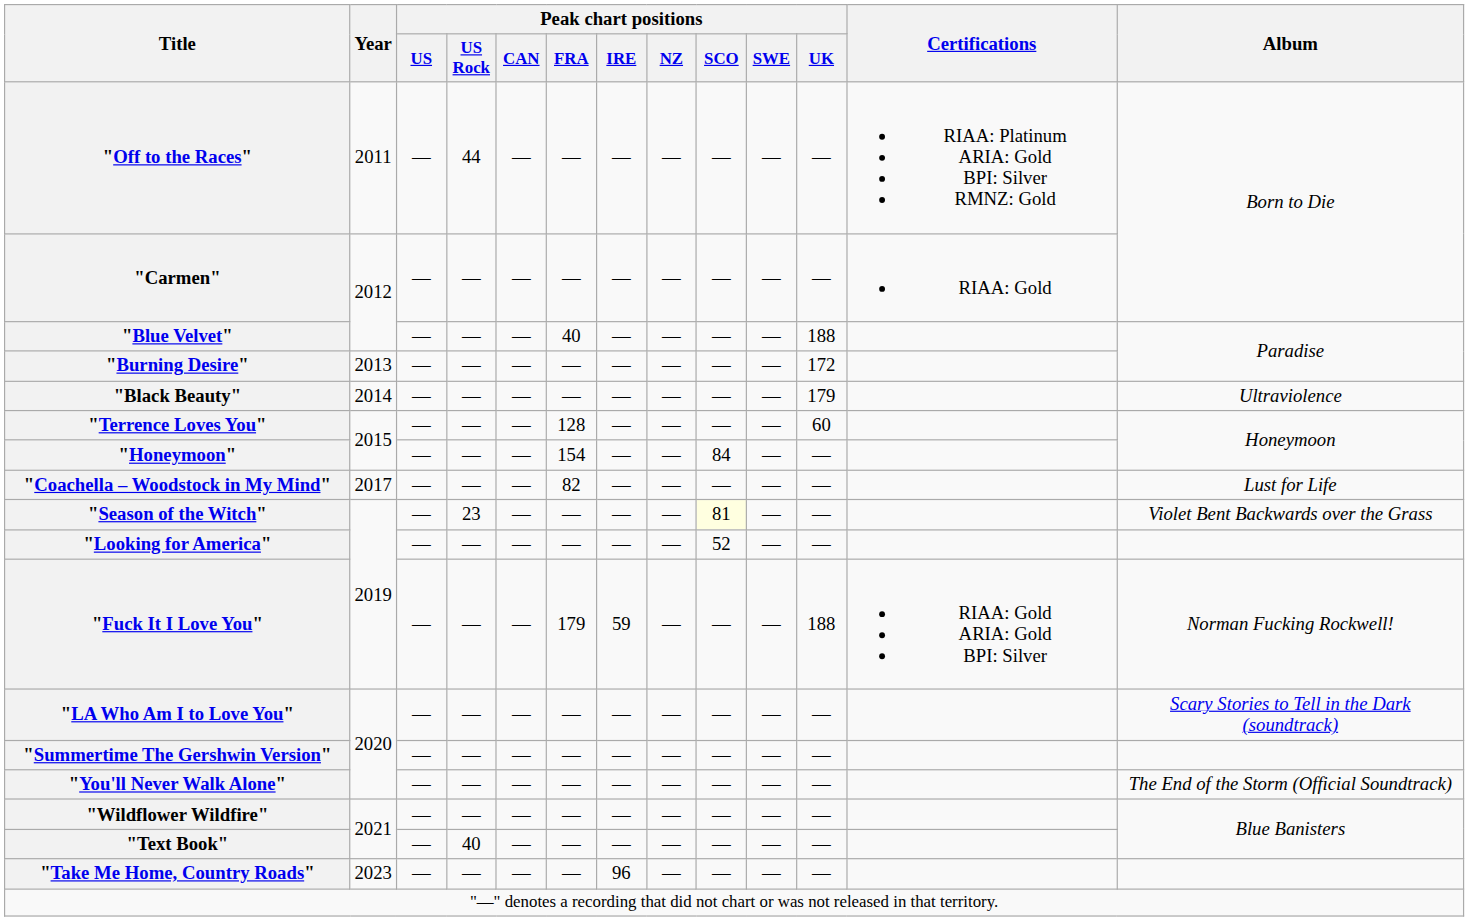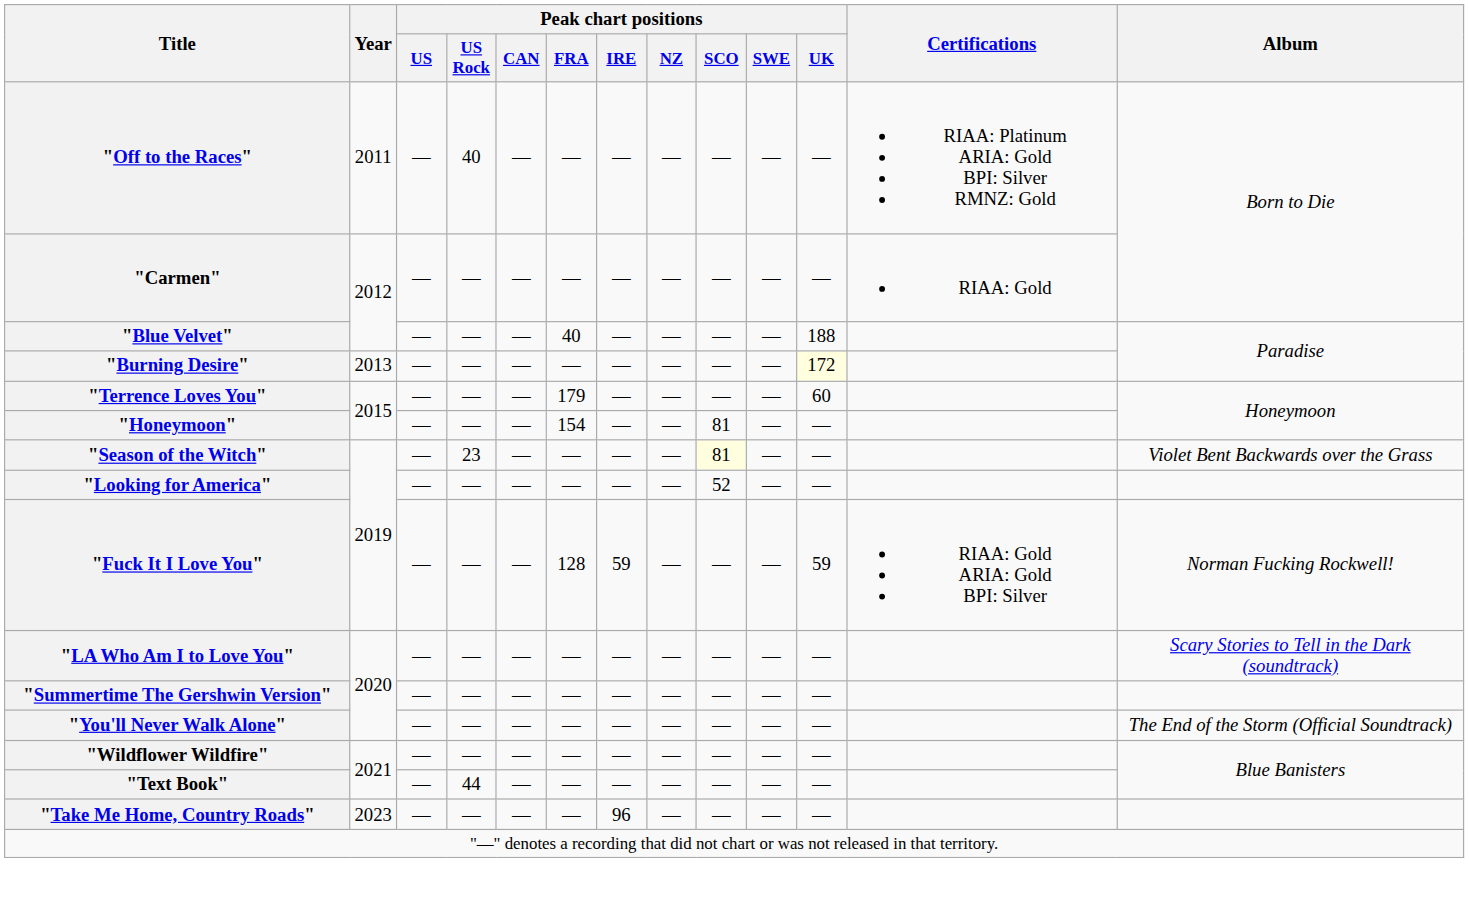(471, 157) 44 -> (471, 157) 40
(821, 365) no background -> (821, 365) lightyellow background
- row: (177, 395)
(571, 425) 128 -> (571, 395) 179
(721, 455) 84 -> (721, 425) 81
- row: (177, 484)
(571, 624) 179 -> (571, 564) 128
(821, 624) 188 -> (821, 564) 59
(471, 843) 40 -> (471, 784) 44
